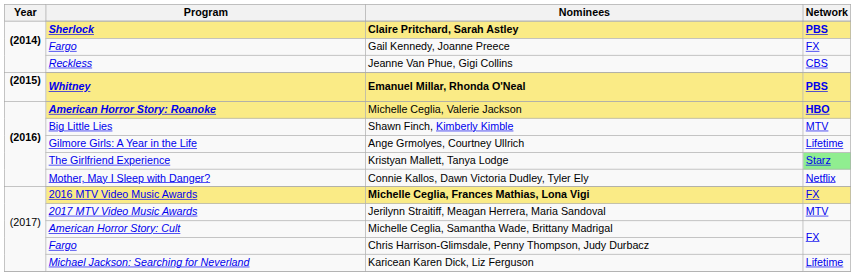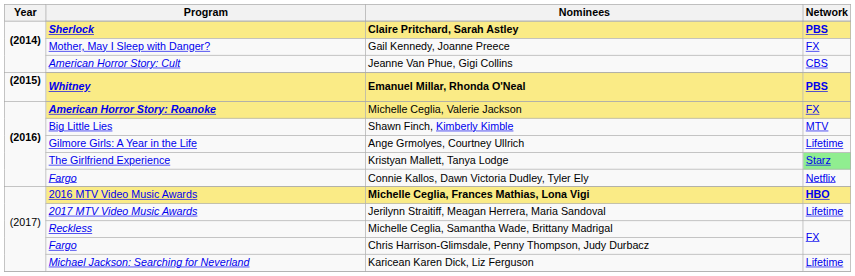(63, 47) Fargo -> (129, 47) Mother, May I Sleep with Danger?
(70, 64) Reckless -> (114, 64) American Horror Story: Cult
(818, 110) HBO -> (813, 110) FX
(129, 178) Mother, May I Sleep with Danger? -> (63, 178) Fargo
(813, 195) FX -> (818, 195) HBO
(817, 212) MTV -> (825, 212) Lifetime
(114, 229) American Horror Story: Cult -> (70, 229) Reckless
